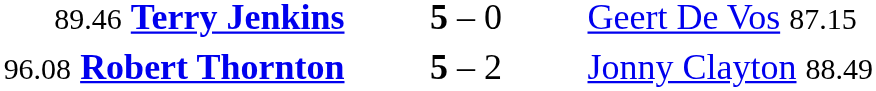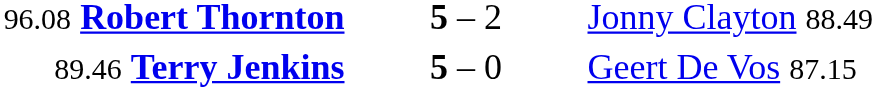rows swapped: (199, 17) <-> (174, 66)
